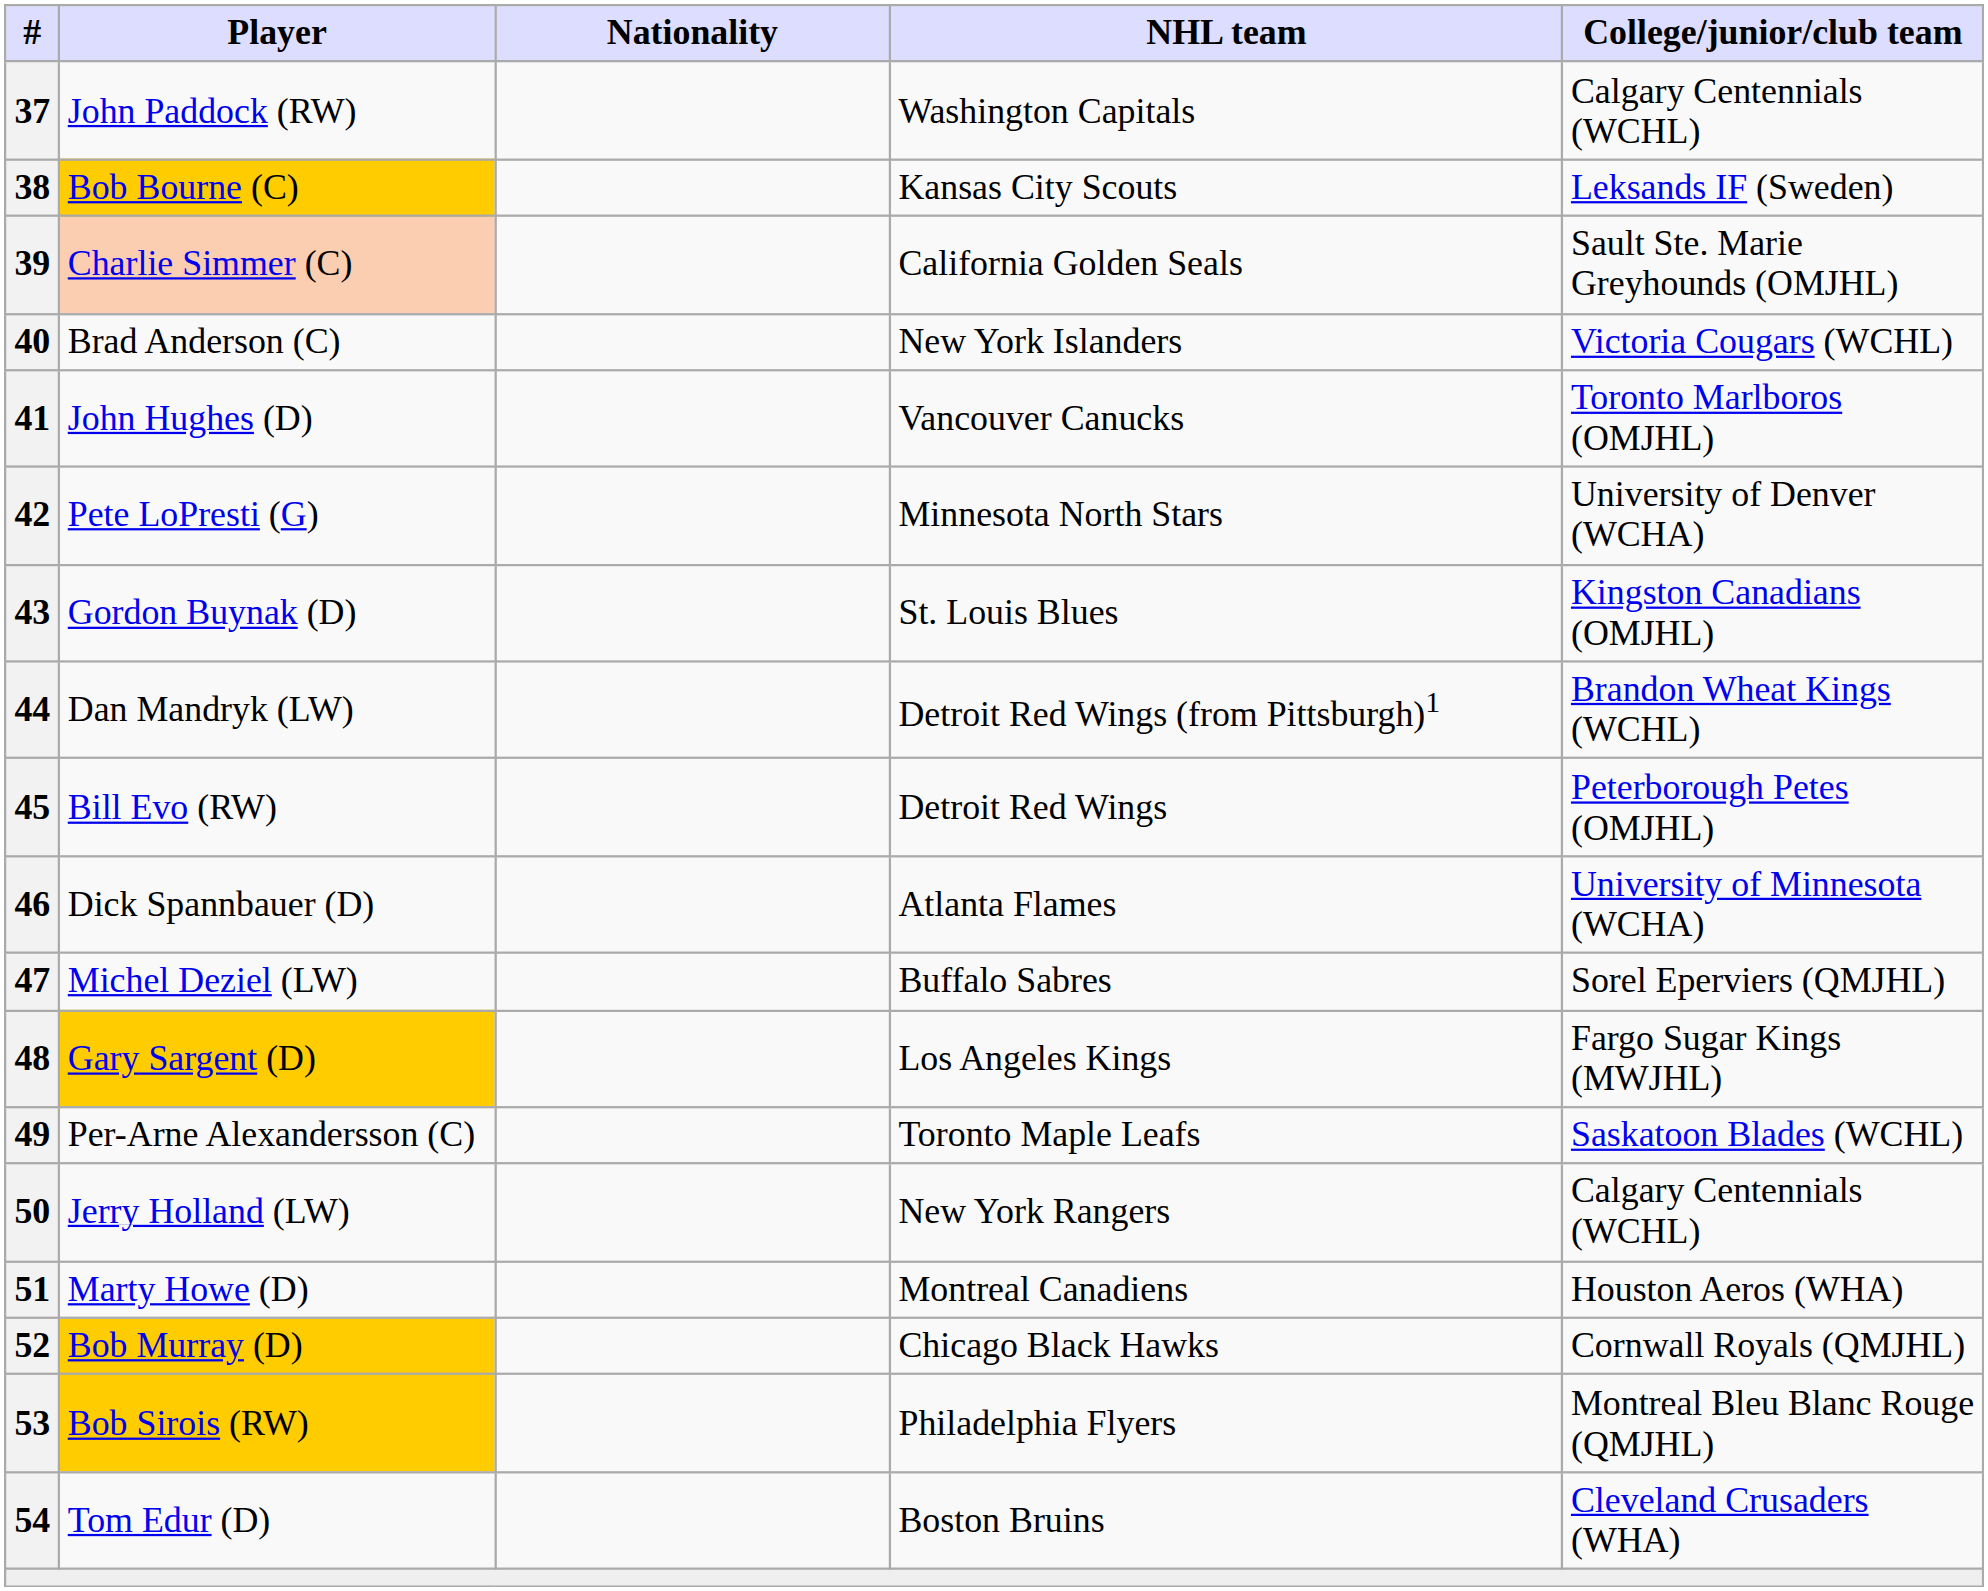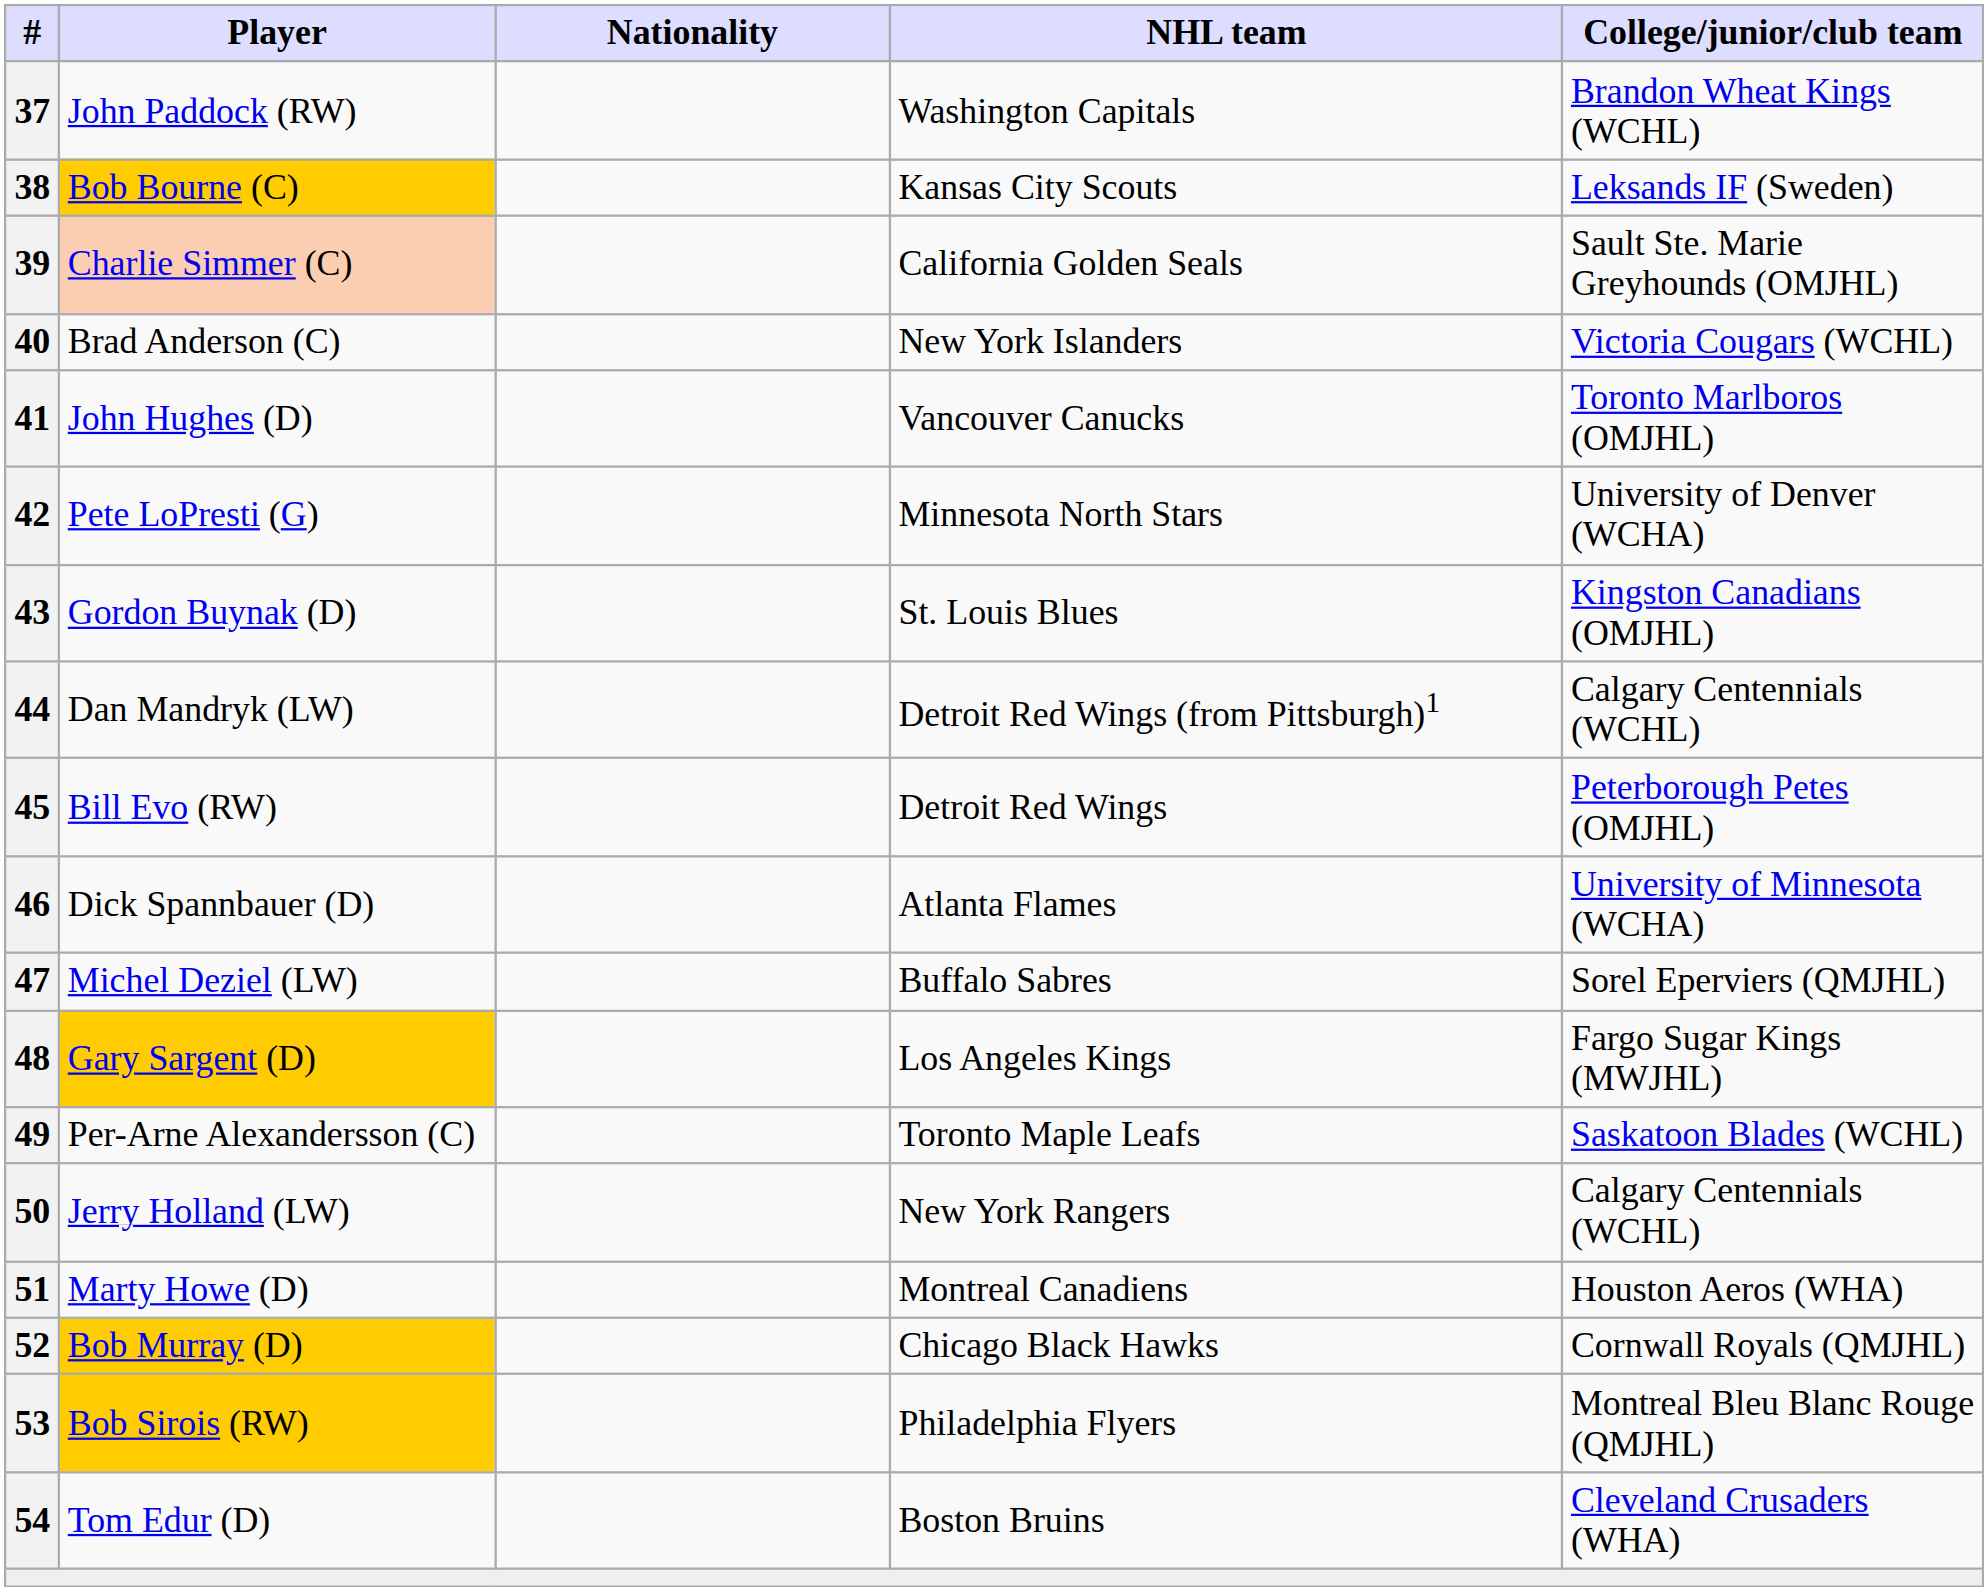(1717, 109) Calgary Centennials (WCHL) -> (1731, 109) Brandon Wheat Kings (WCHL)
(1731, 709) Brandon Wheat Kings (WCHL) -> (1717, 709) Calgary Centennials (WCHL)
